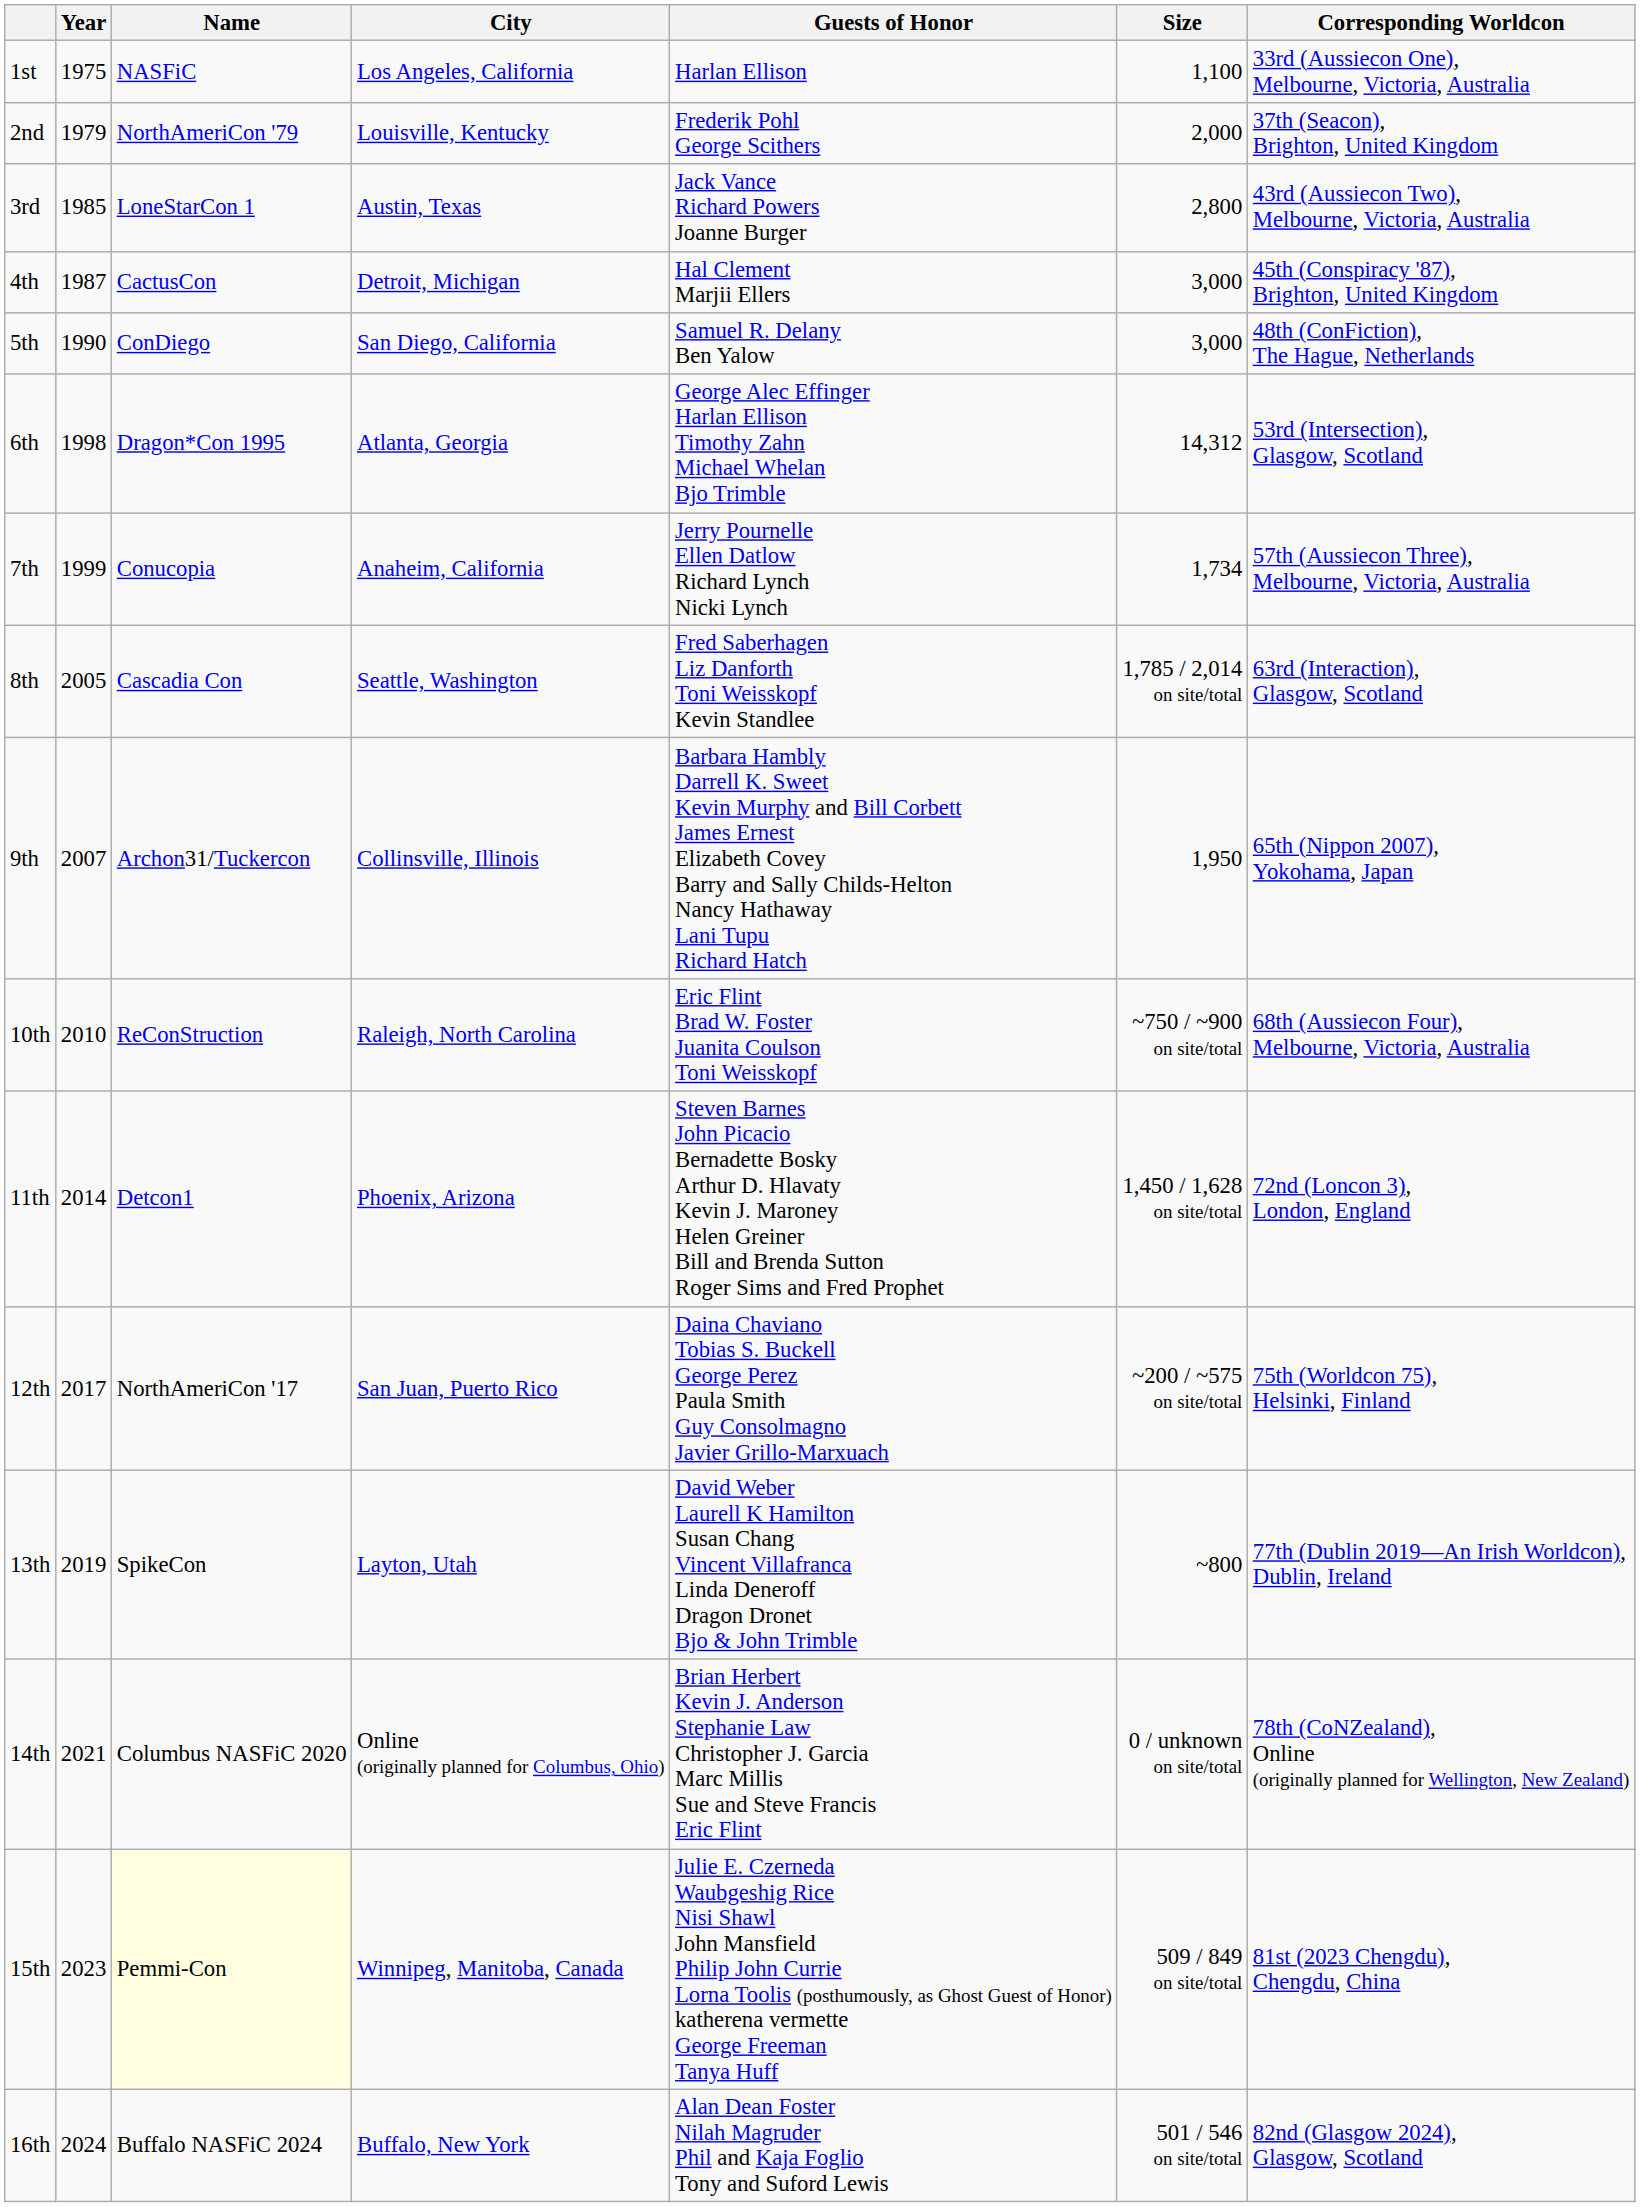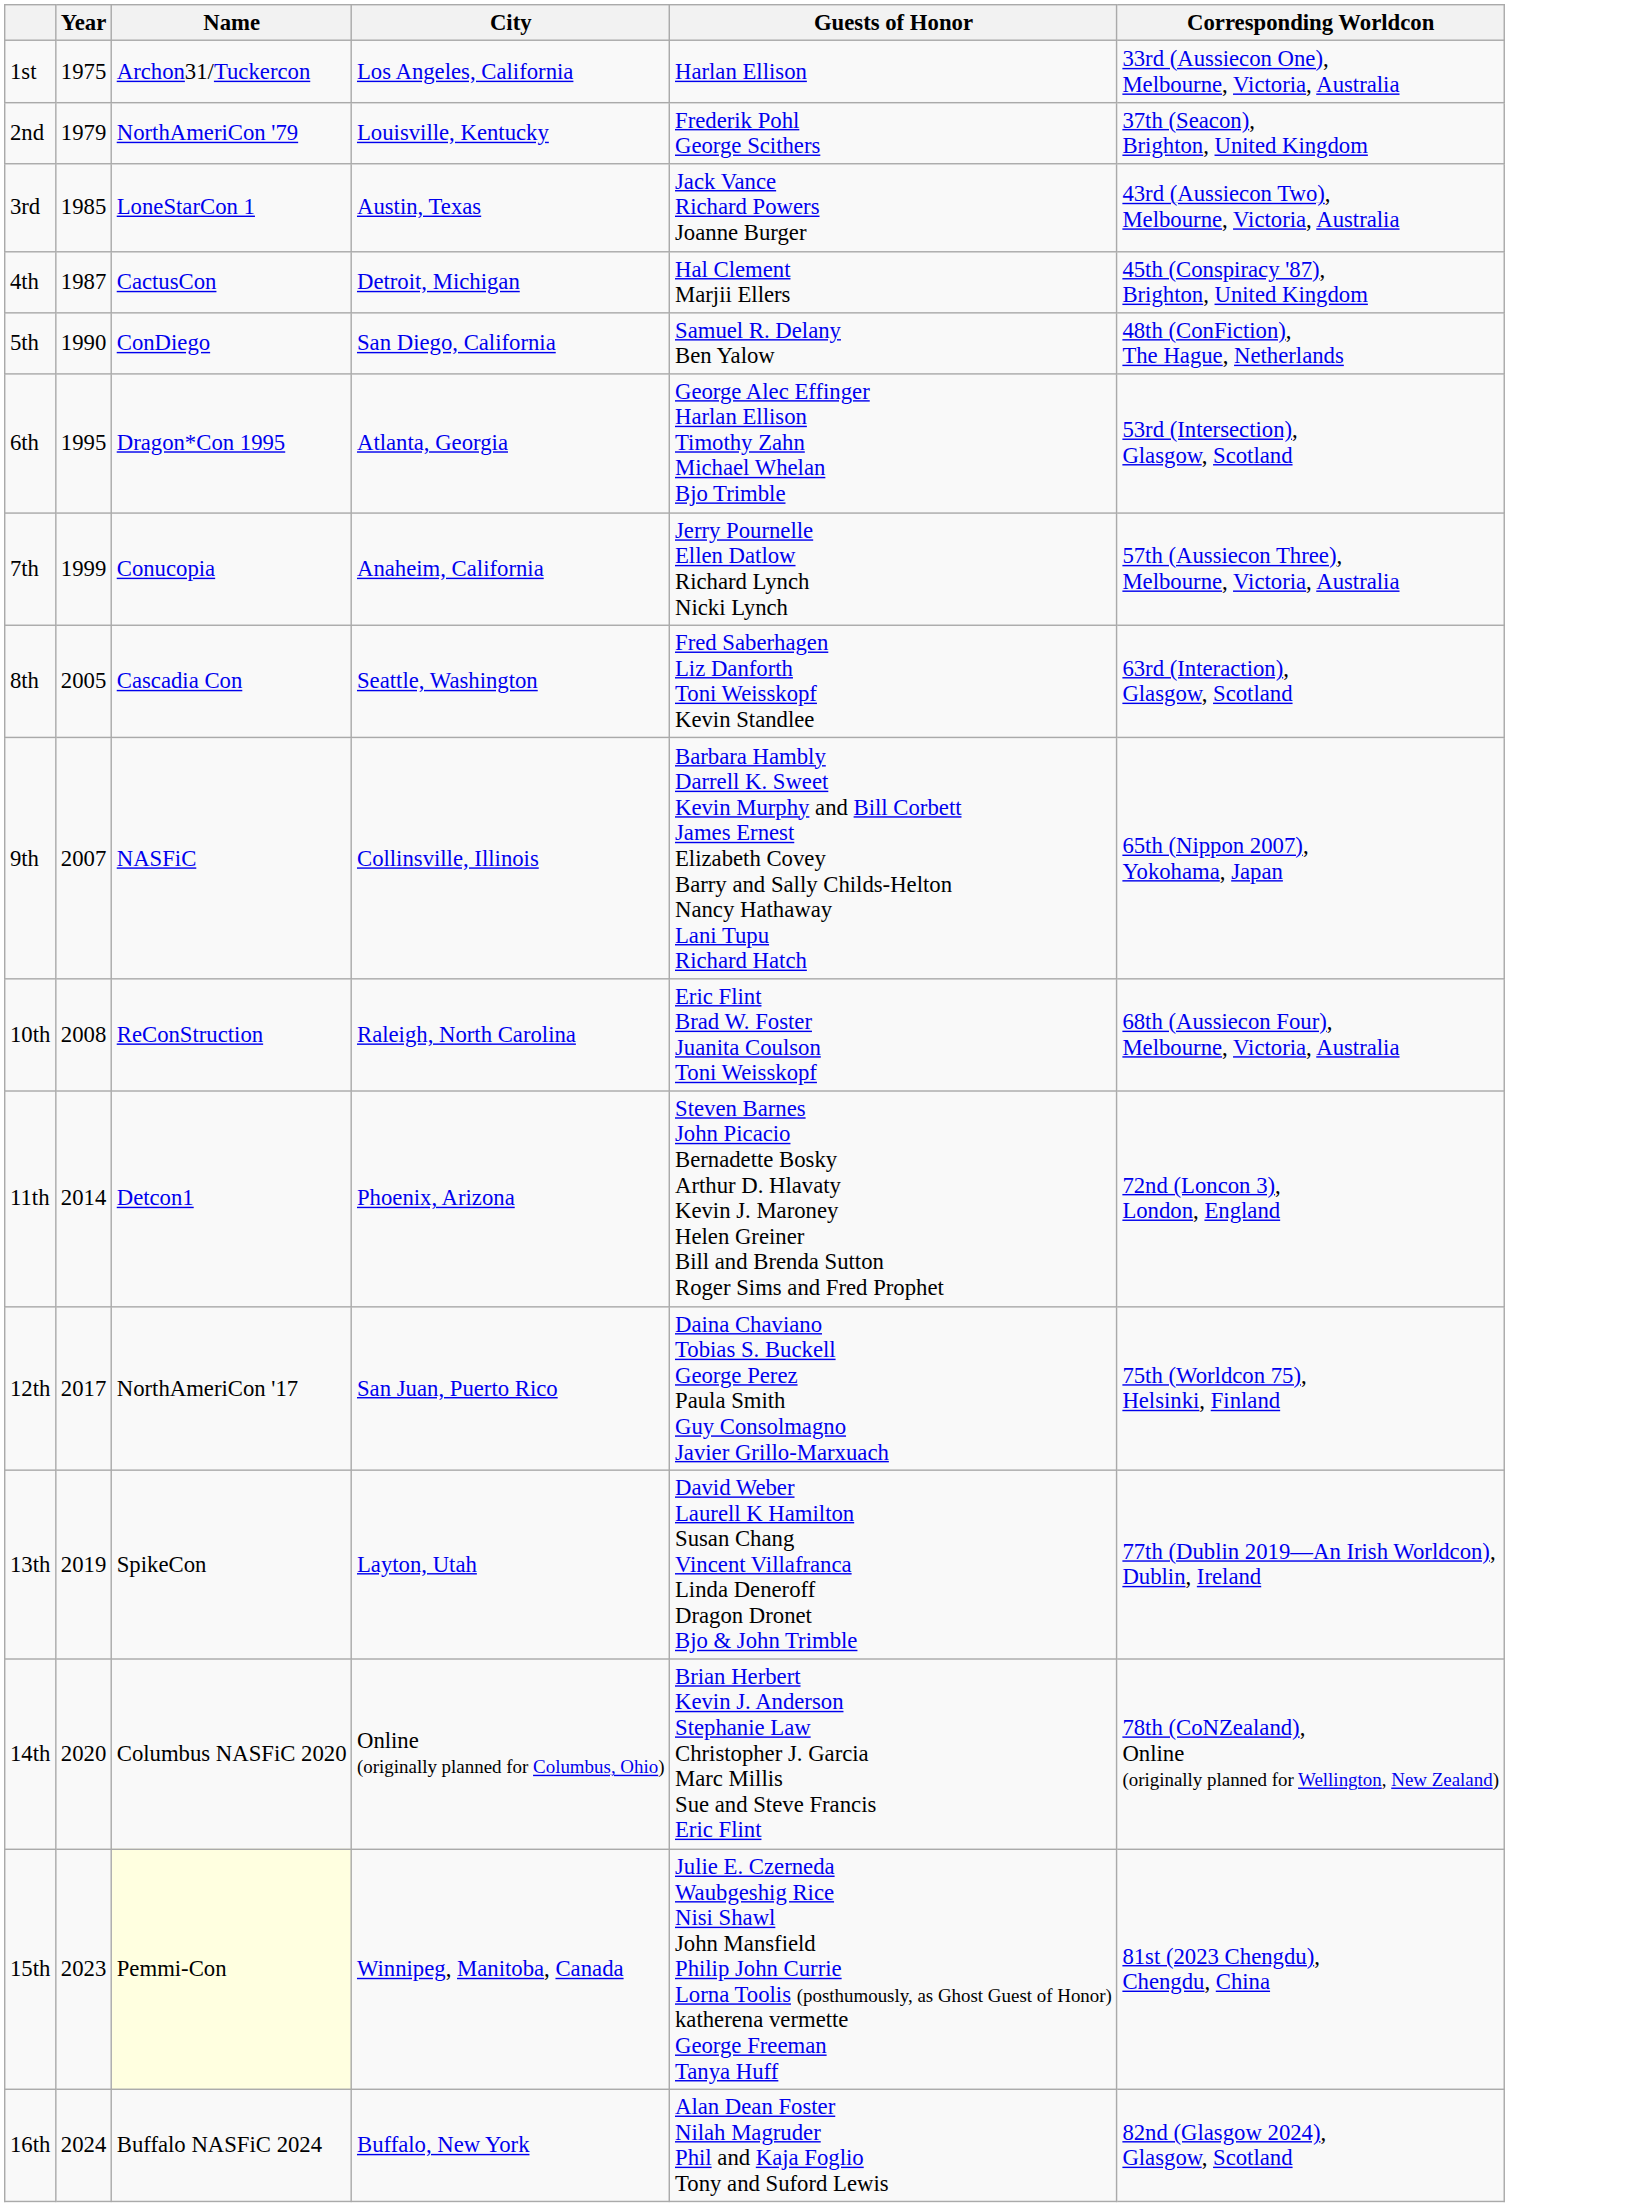- column: (1182, 22)
(157, 71) NASFiC -> (213, 71) Archon31/Tuckercon
(84, 443) 1998 -> (84, 443) 1995
(213, 858) Archon31/Tuckercon -> (157, 858) NASFiC
(84, 1034) 2010 -> (84, 1034) 2008
(84, 1753) 2021 -> (84, 1753) 2020
